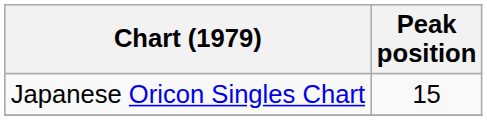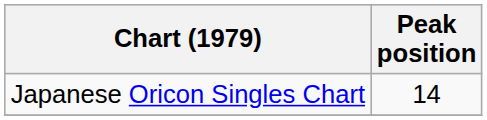(427, 94) 15 -> (427, 94) 14
